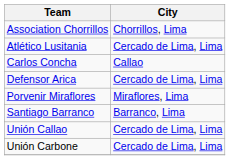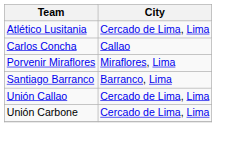- row: (58, 29)
- row: (41, 79)
